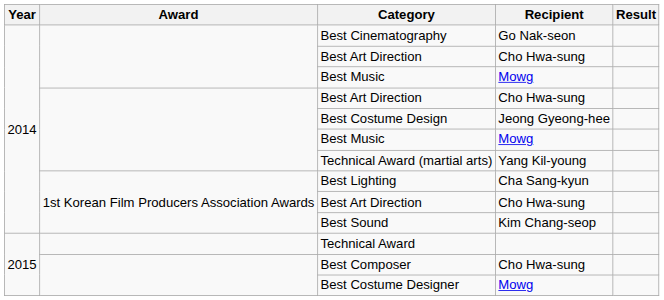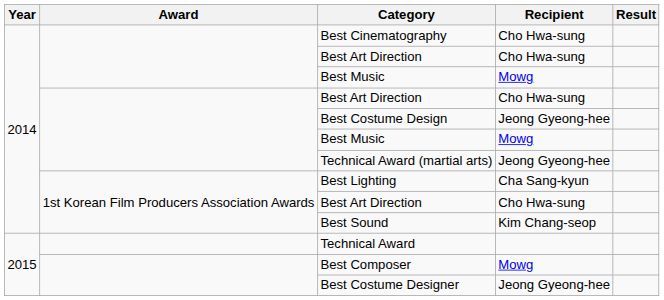(537, 35) Go Nak-seon -> (542, 35) Cho Hwa-sung
(542, 160) Yang Kil-young -> (554, 160) Jeong Gyeong-hee
(542, 264) Cho Hwa-sung -> (516, 264) Mowg
(516, 285) Mowg -> (554, 285) Jeong Gyeong-hee
